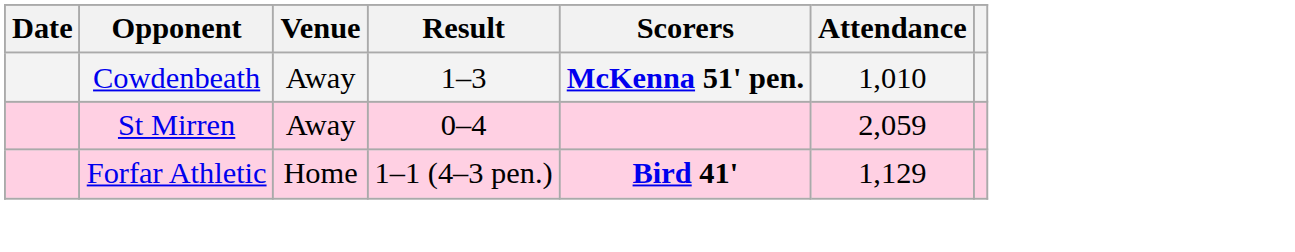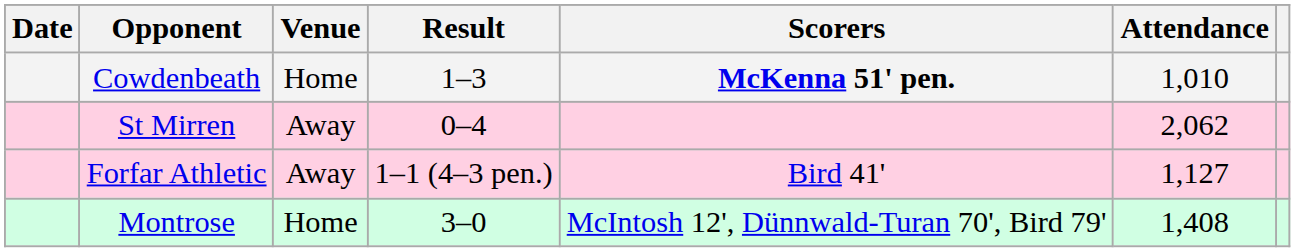(321, 76) Away -> (321, 76) Home
(892, 125) 2,059 -> (1195, 125) 2,062
(321, 173) Home -> (321, 173) Away
(685, 173) bold -> (837, 173) normal
(892, 173) 1,129 -> (1195, 173) 1,127
+ row: (177, 221)
